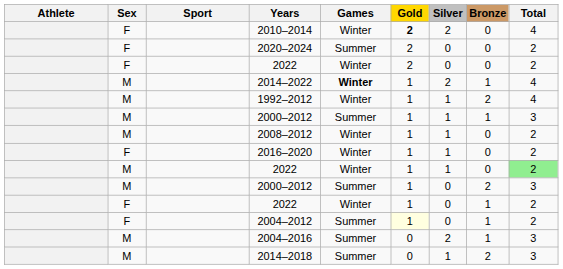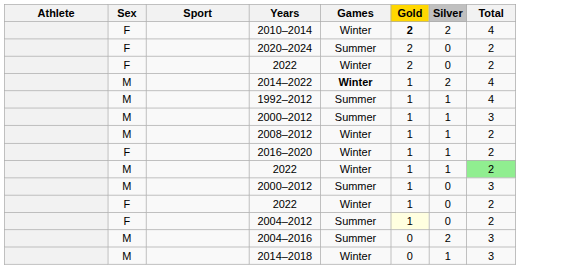- column: (488, 13)
(356, 100) Winter -> (356, 100) Summer
(356, 256) Summer -> (356, 256) Winter
